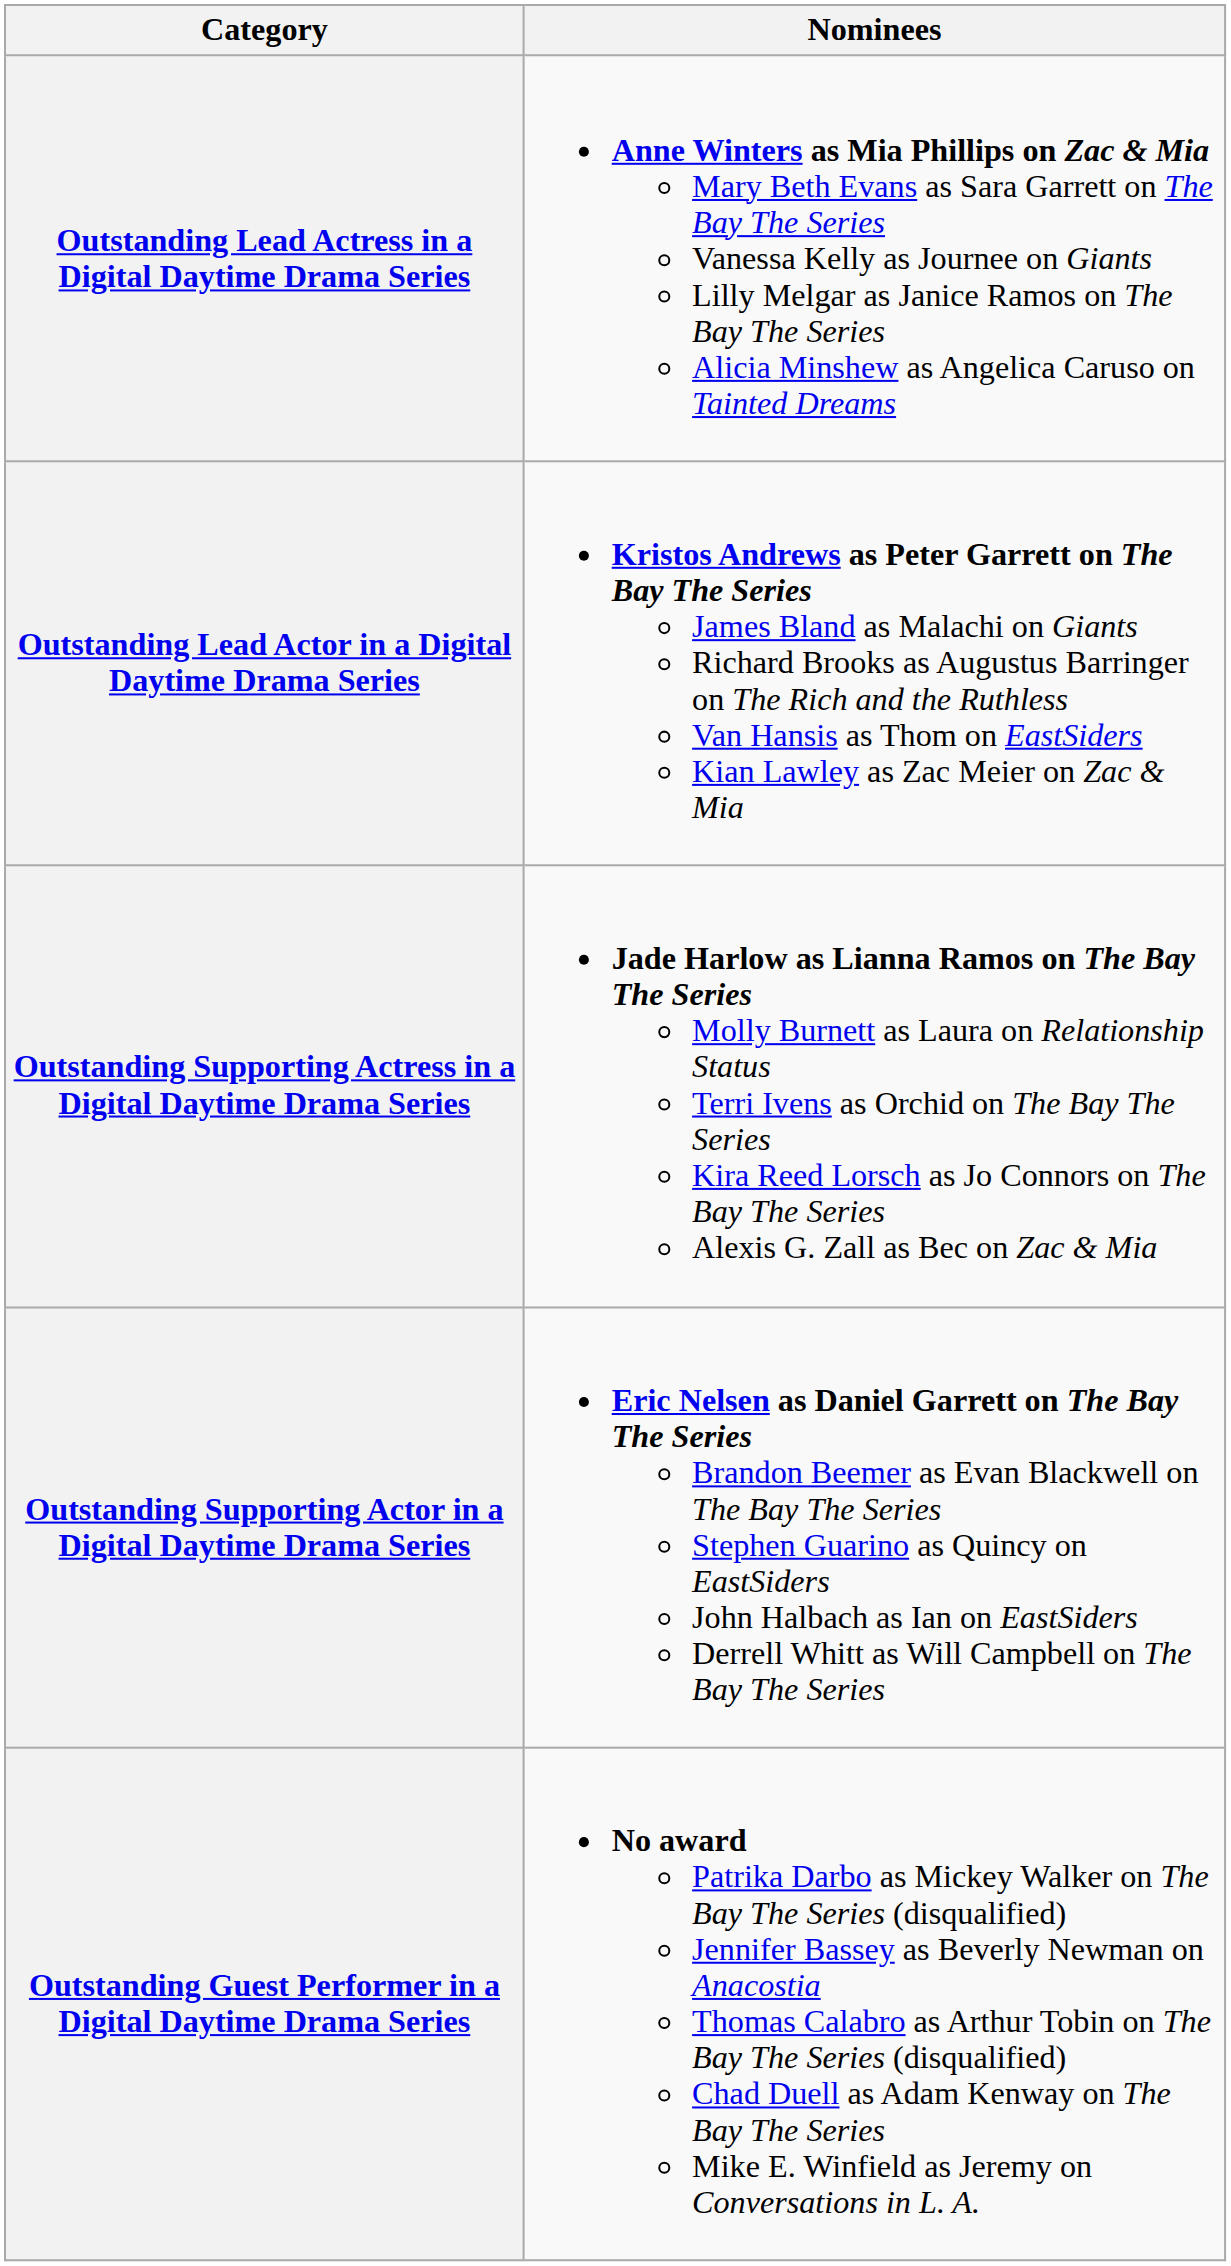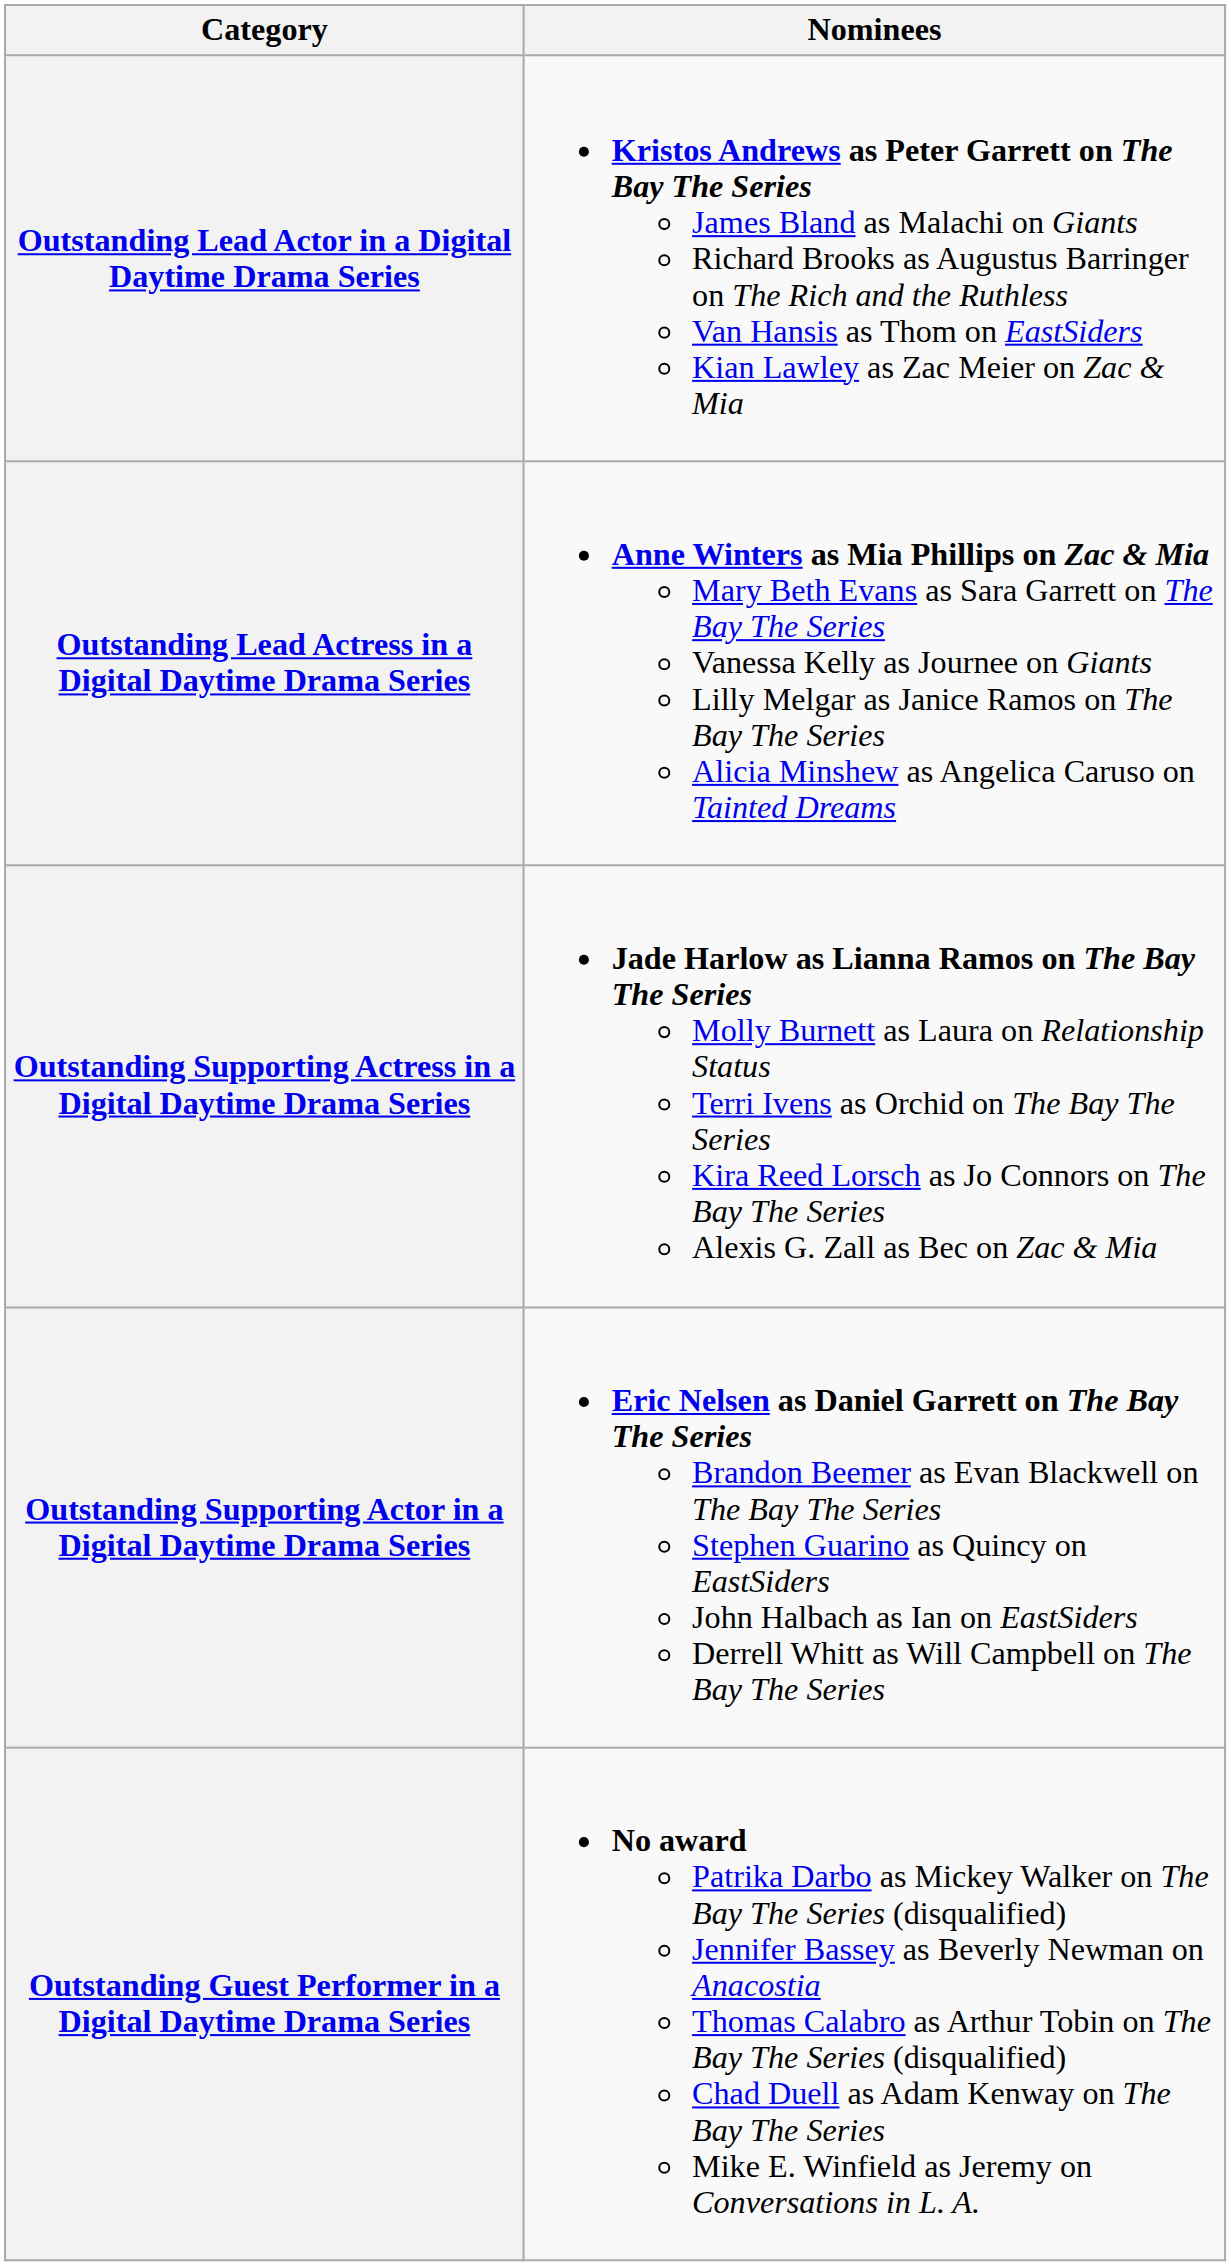rows swapped: (264, 257) <-> (264, 662)
